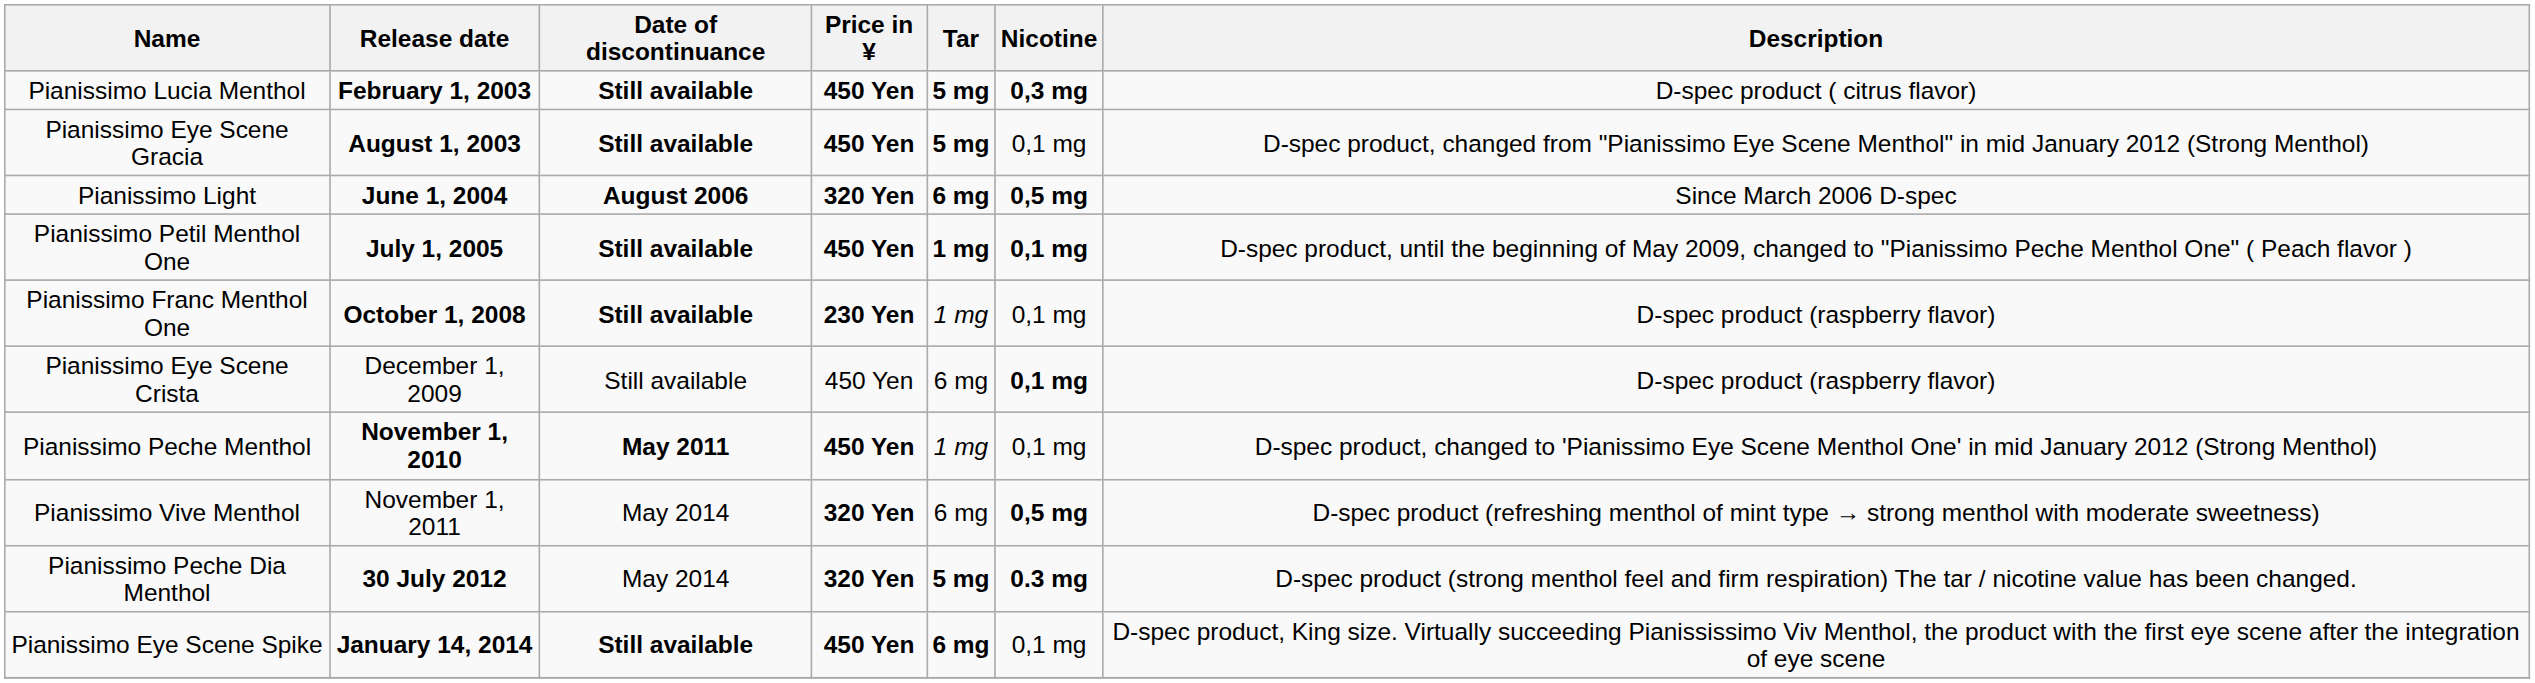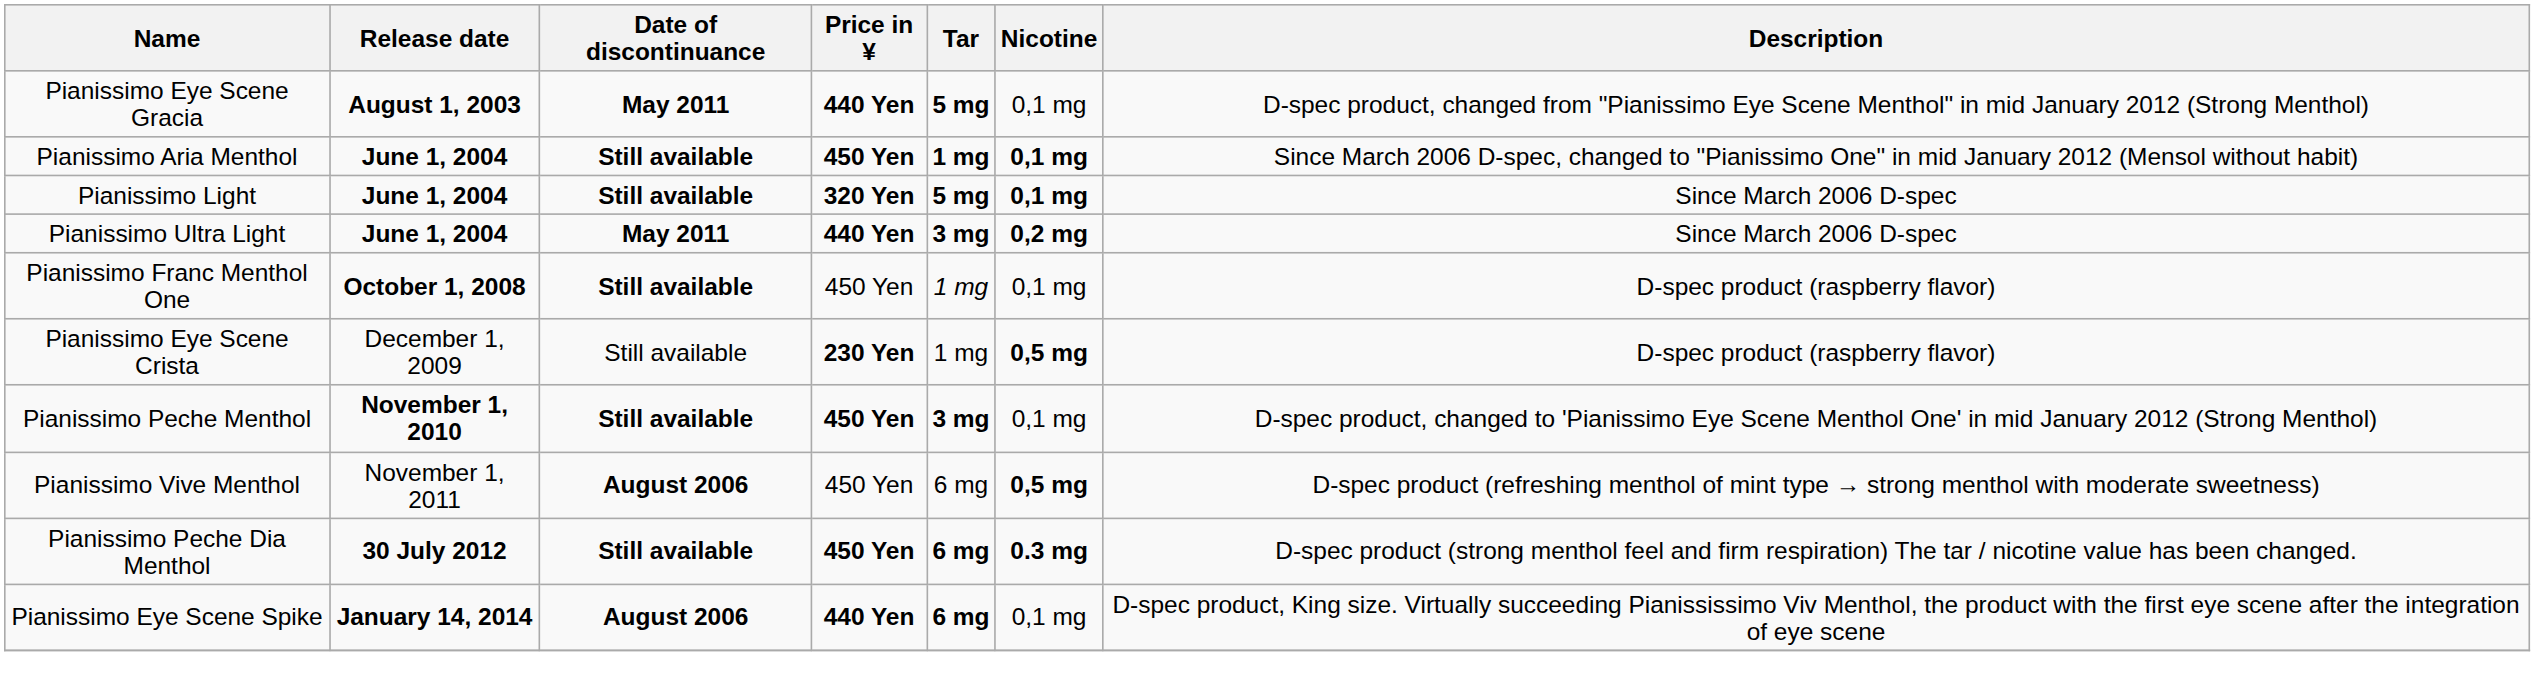- row: (167, 90)
(676, 143) Still available -> (676, 104) May 2011
(869, 143) 450 Yen -> (869, 104) 440 Yen
+ row: (167, 157)
(676, 195) August 2006 -> (676, 195) Still available
(961, 195) 6 mg -> (961, 195) 5 mg
(1049, 195) 0,5 mg -> (1049, 195) 0,1 mg
+ row: (167, 234)
- row: (167, 248)
(869, 314) 230 Yen -> (869, 286) 450 Yen
(869, 380) 450 Yen -> (869, 353) 230 Yen
(961, 380) 6 mg -> (961, 353) 1 mg
(1049, 380) 0,1 mg -> (1049, 353) 0,5 mg
(676, 446) May 2011 -> (676, 419) Still available
(961, 446) 1 mg -> (961, 419) 3 mg
(676, 512) May 2014 -> (676, 485) August 2006
(869, 512) 320 Yen -> (869, 485) 450 Yen
(676, 578) May 2014 -> (676, 551) Still available
(869, 578) 320 Yen -> (869, 551) 450 Yen
(961, 578) 5 mg -> (961, 551) 6 mg
(676, 644) Still available -> (676, 617) August 2006
(869, 644) 450 Yen -> (869, 617) 440 Yen
